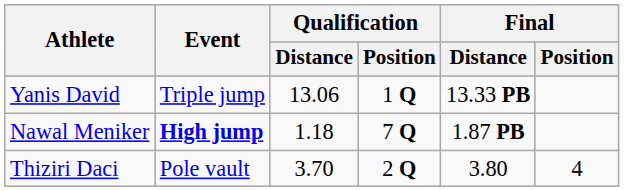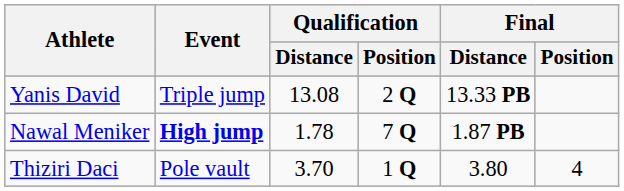(314, 94) 13.06 -> (314, 94) 13.08
(399, 94) 1 Q -> (399, 94) 2 Q
(314, 131) 1.18 -> (314, 131) 1.78
(399, 168) 2 Q -> (399, 168) 1 Q
